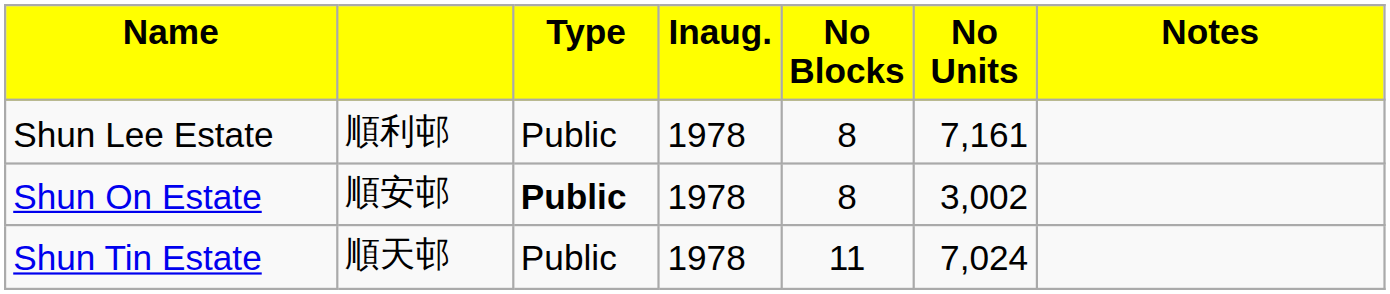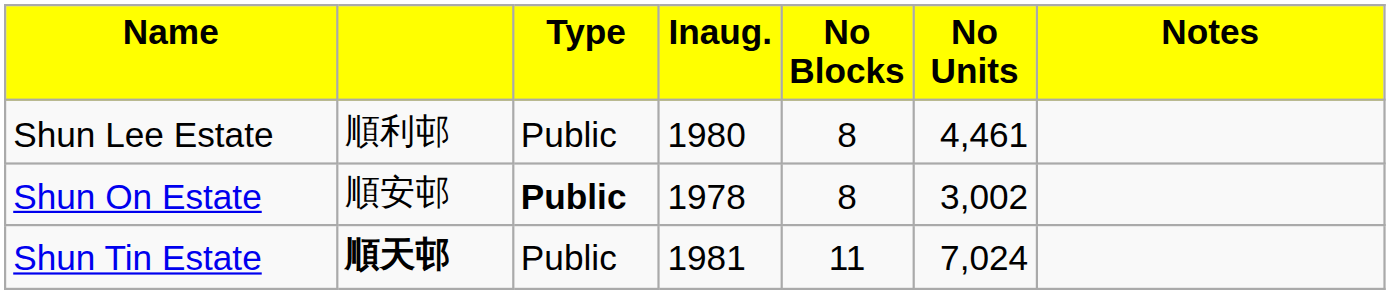(707, 134) 1978 -> (707, 134) 1980
(984, 134) 7,161 -> (984, 134) 4,461
(397, 254) normal -> (397, 254) bold
(707, 259) 1978 -> (707, 259) 1981
